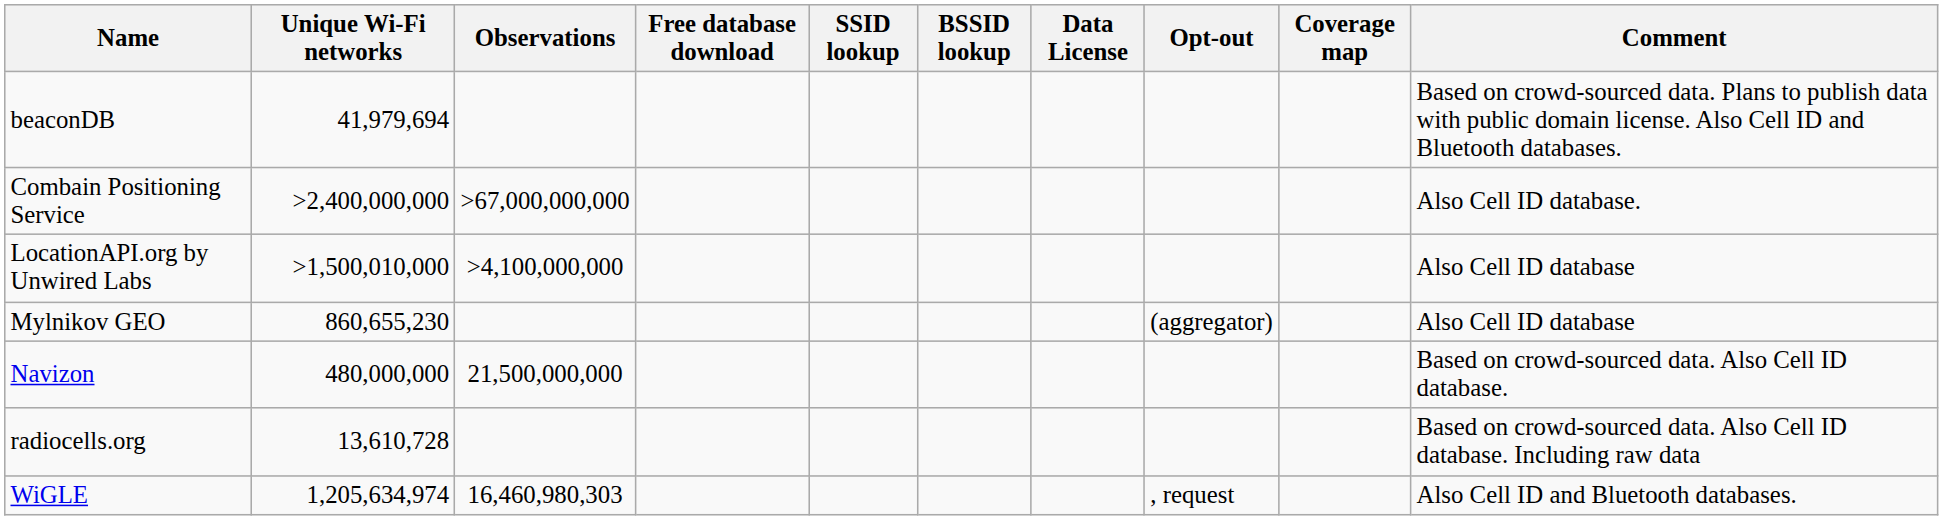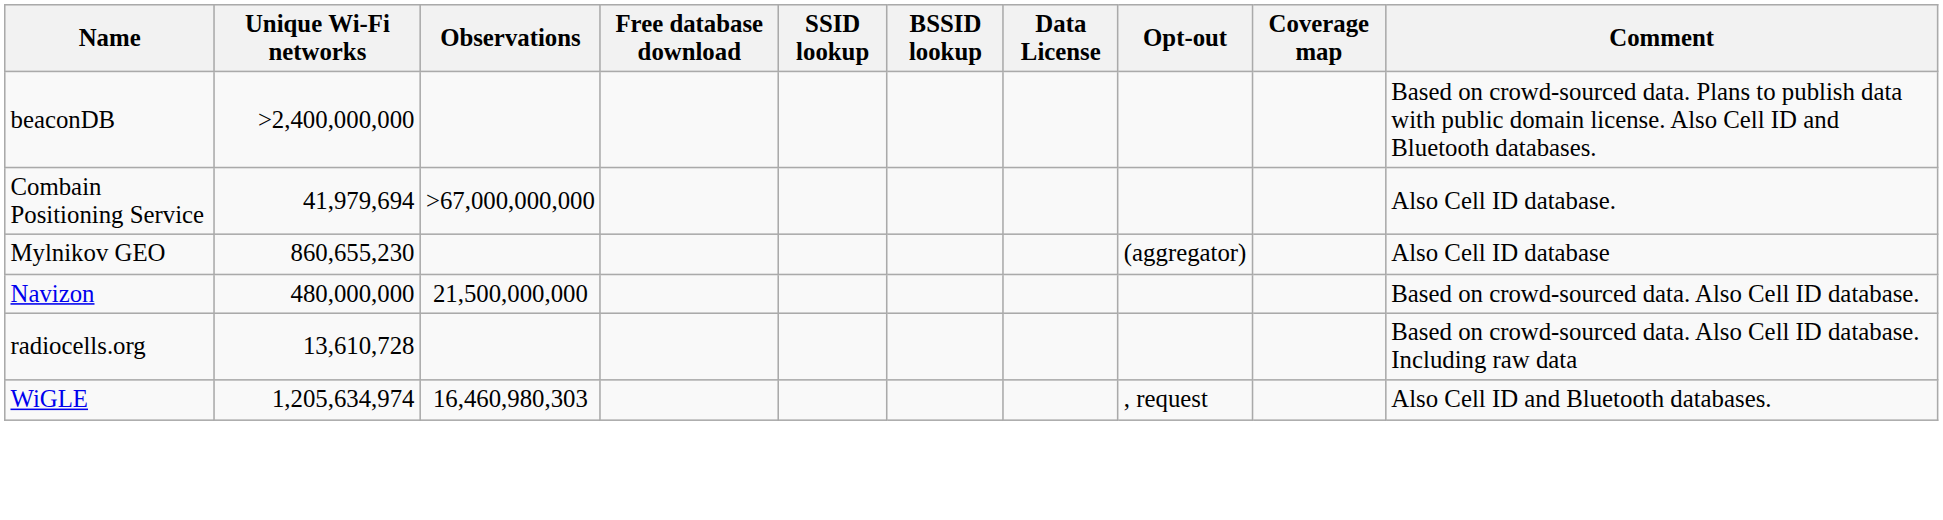(393, 119) 41,979,694 -> (336, 119) >2,400,000,000
(371, 200) >2,400,000,000 -> (359, 200) 41,979,694
- row: (109, 267)
